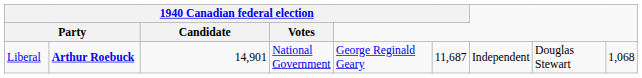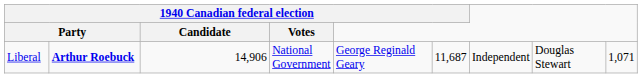(251, 57) 14,901 -> (251, 57) 14,906
(621, 57) 1,068 -> (621, 57) 1,071
